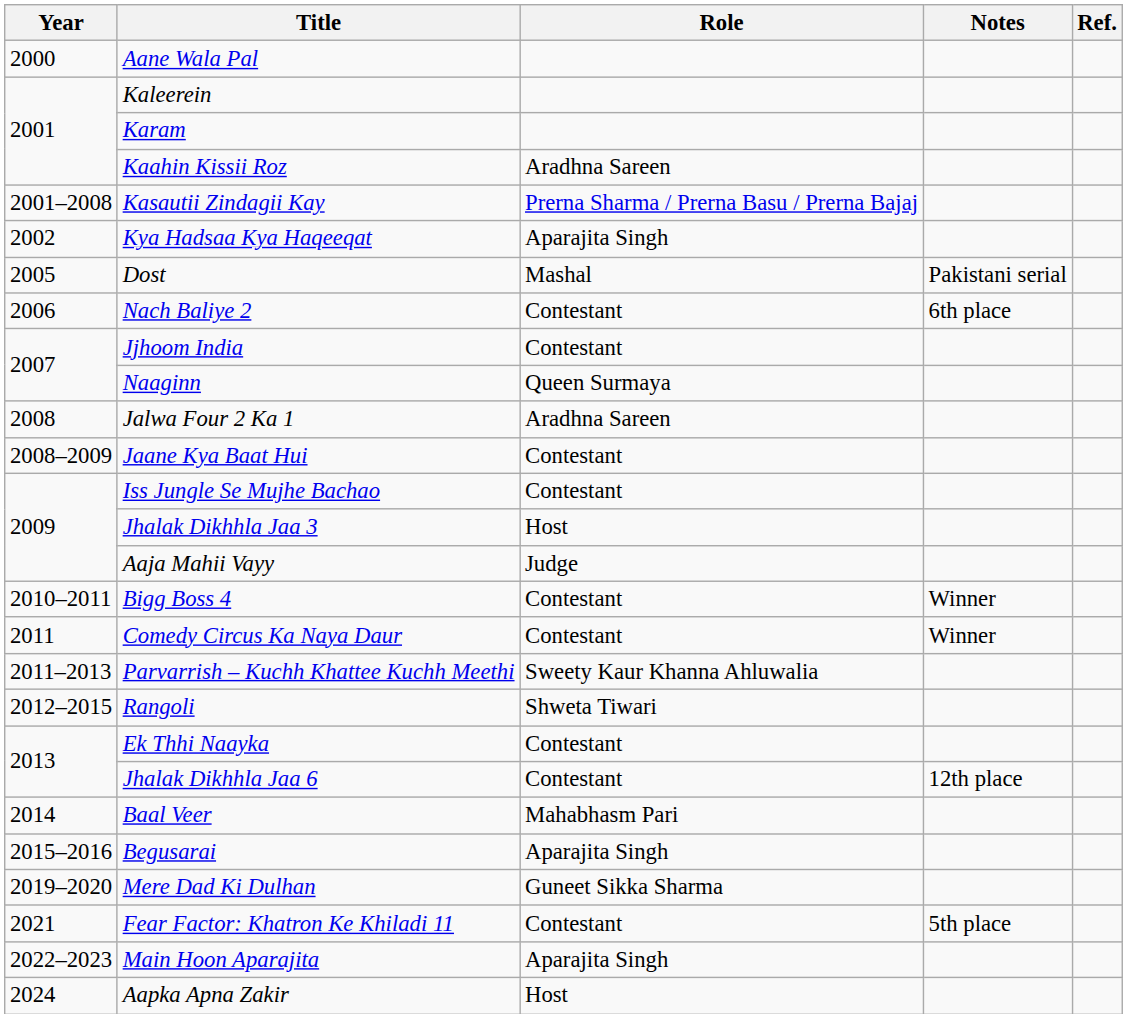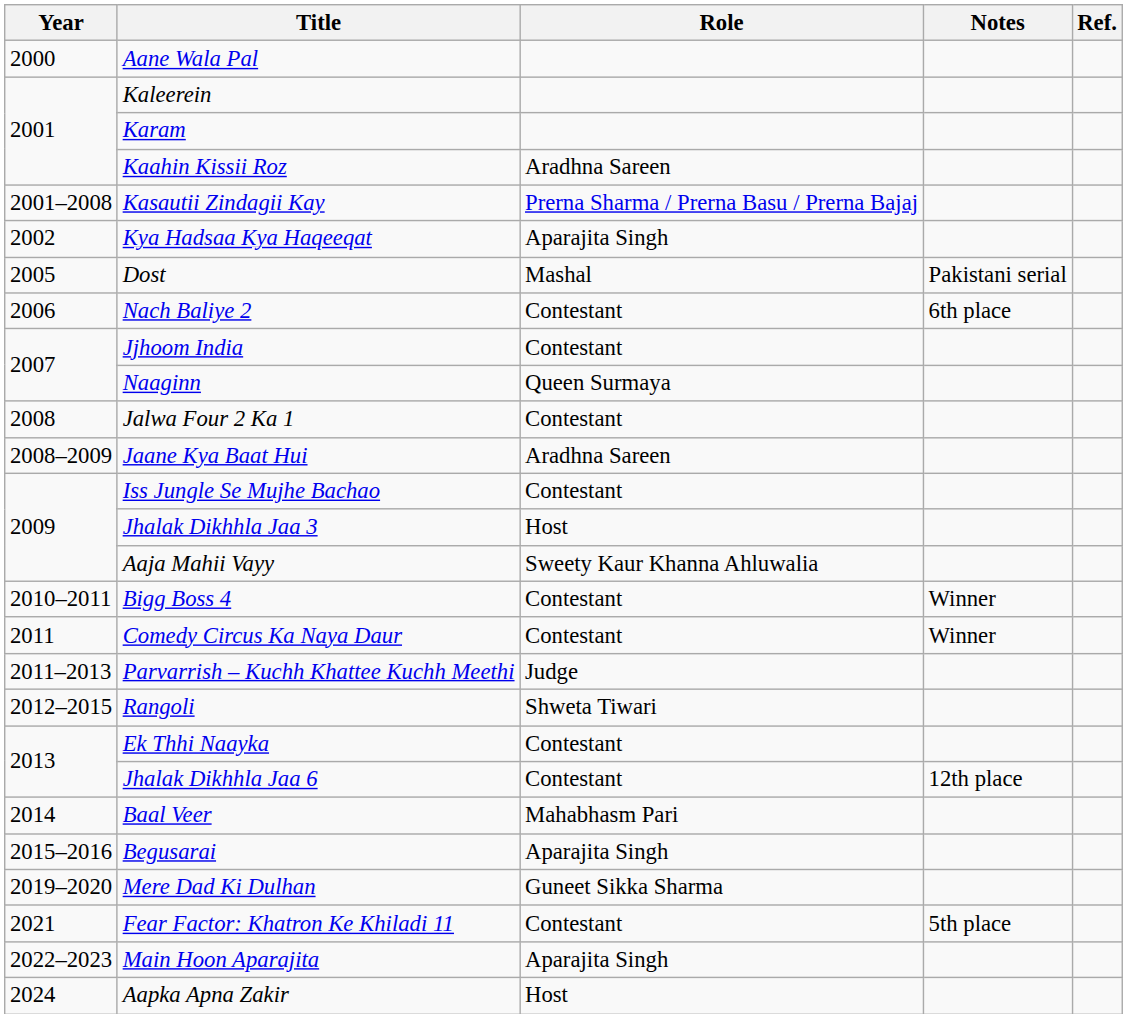(598, 418) Aradhna Sareen -> (574, 418) Contestant
(574, 454) Contestant -> (598, 454) Aradhna Sareen
(552, 563) Judge -> (672, 563) Sweety Kaur Khanna Ahluwalia
(672, 671) Sweety Kaur Khanna Ahluwalia -> (552, 671) Judge
